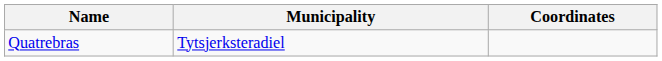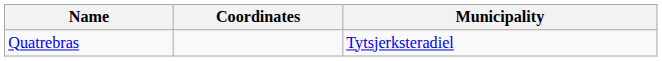columns swapped: (331, 17) <-> (573, 17)
